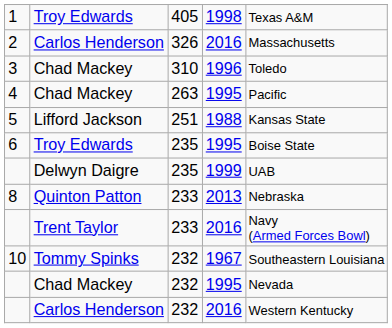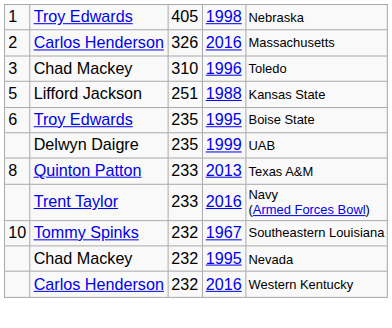(281, 17) Texas A&M -> (276, 17) Nebraska
- row: (13, 94)
(276, 197) Nebraska -> (281, 171) Texas A&M
